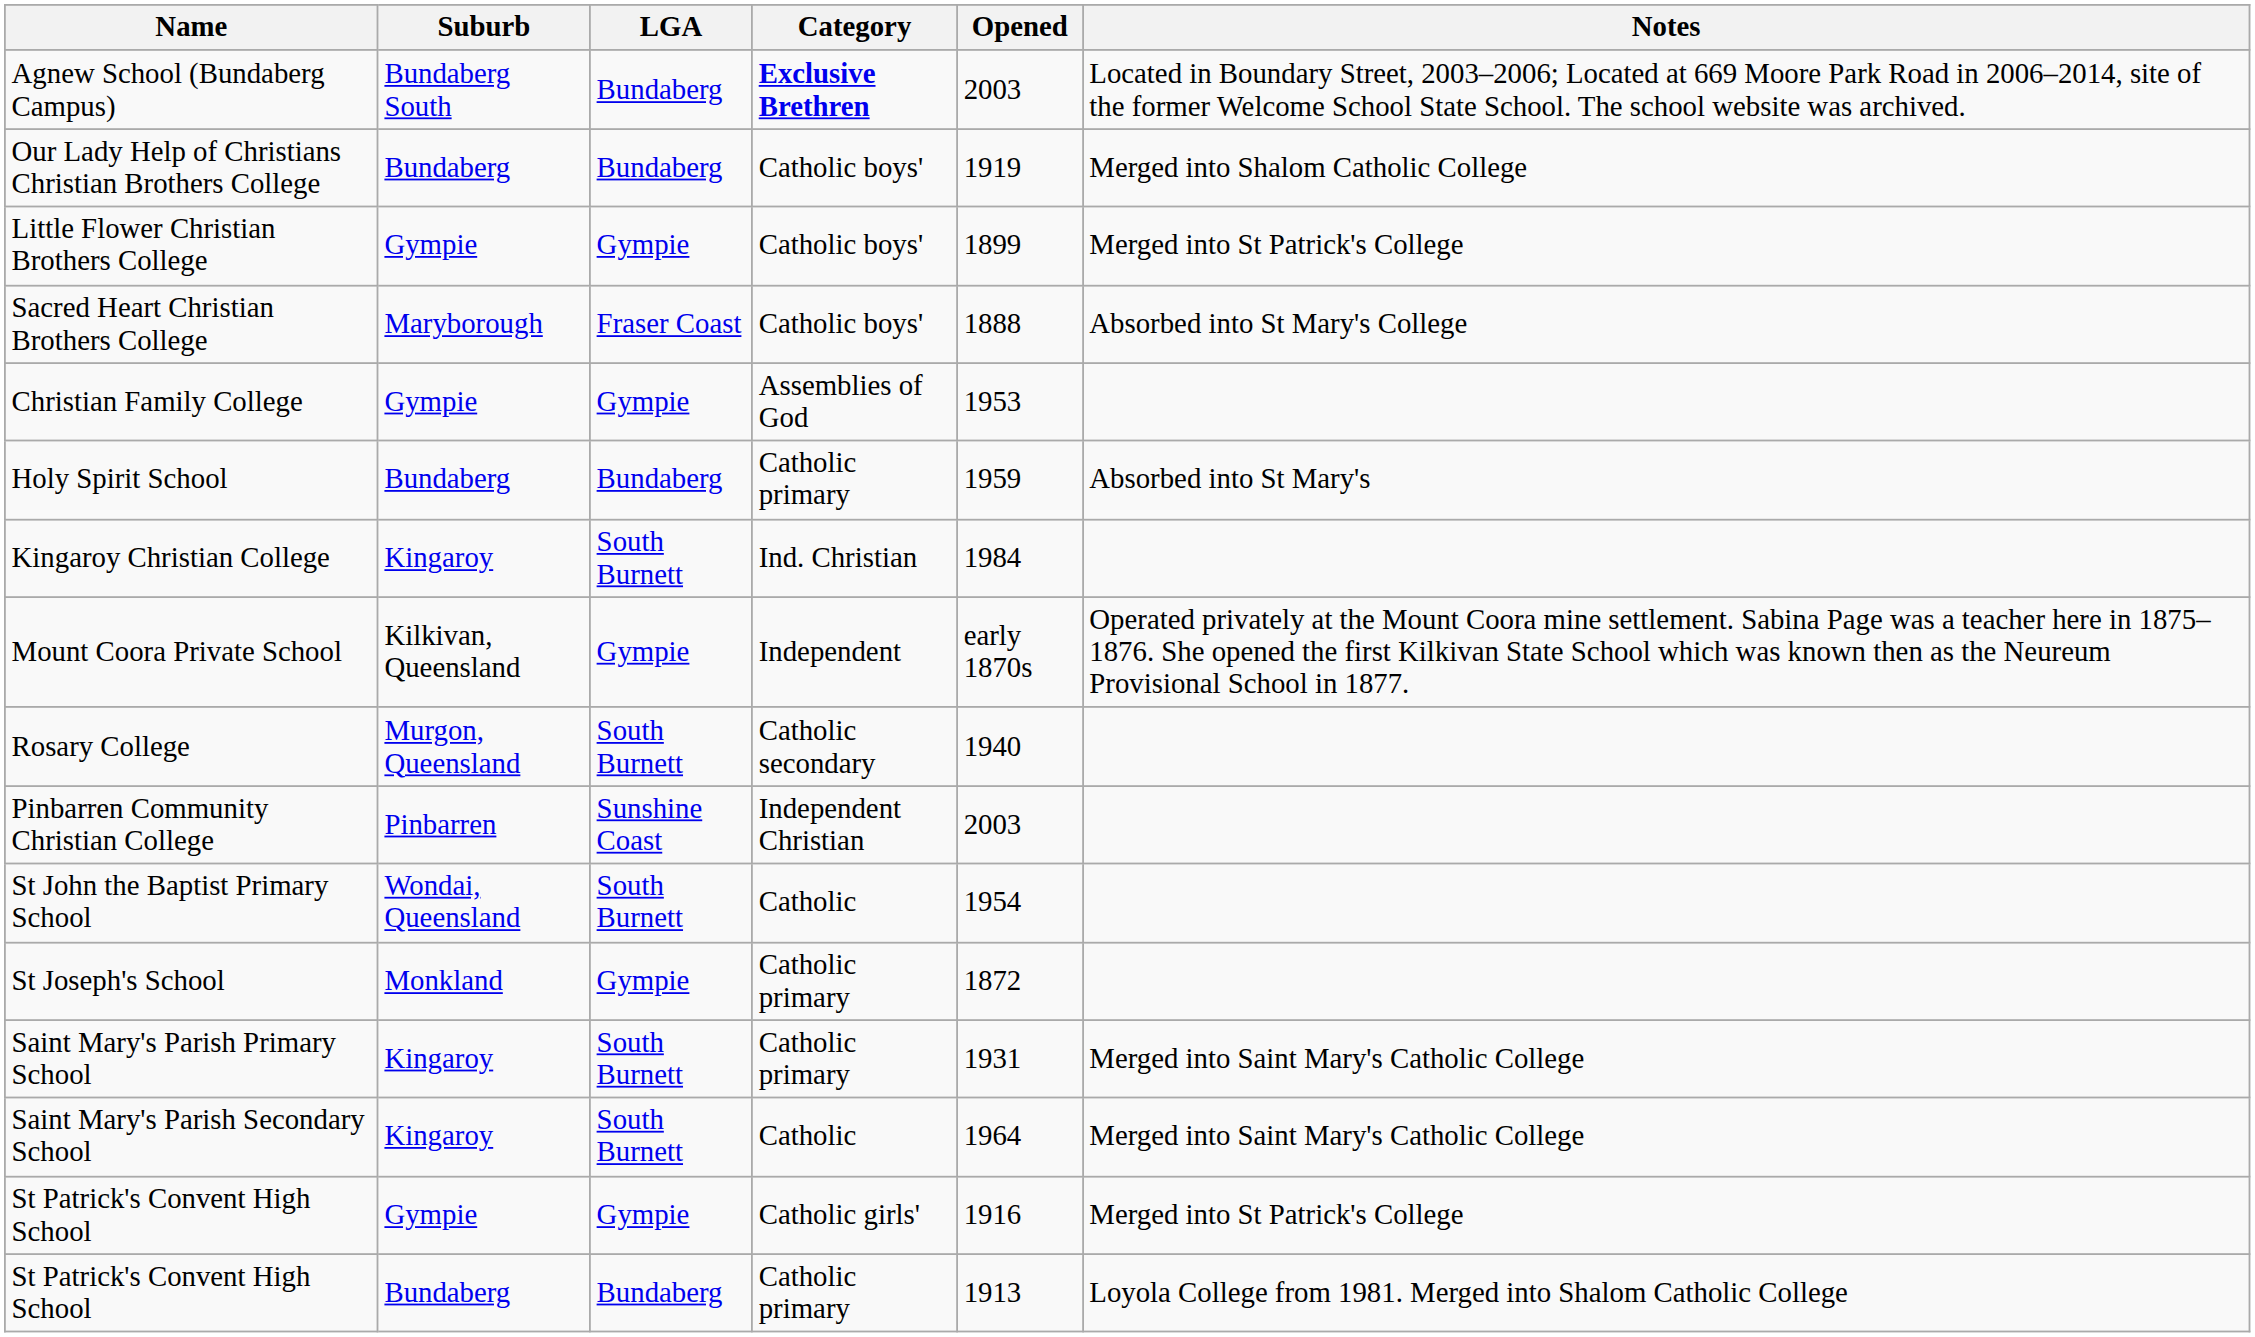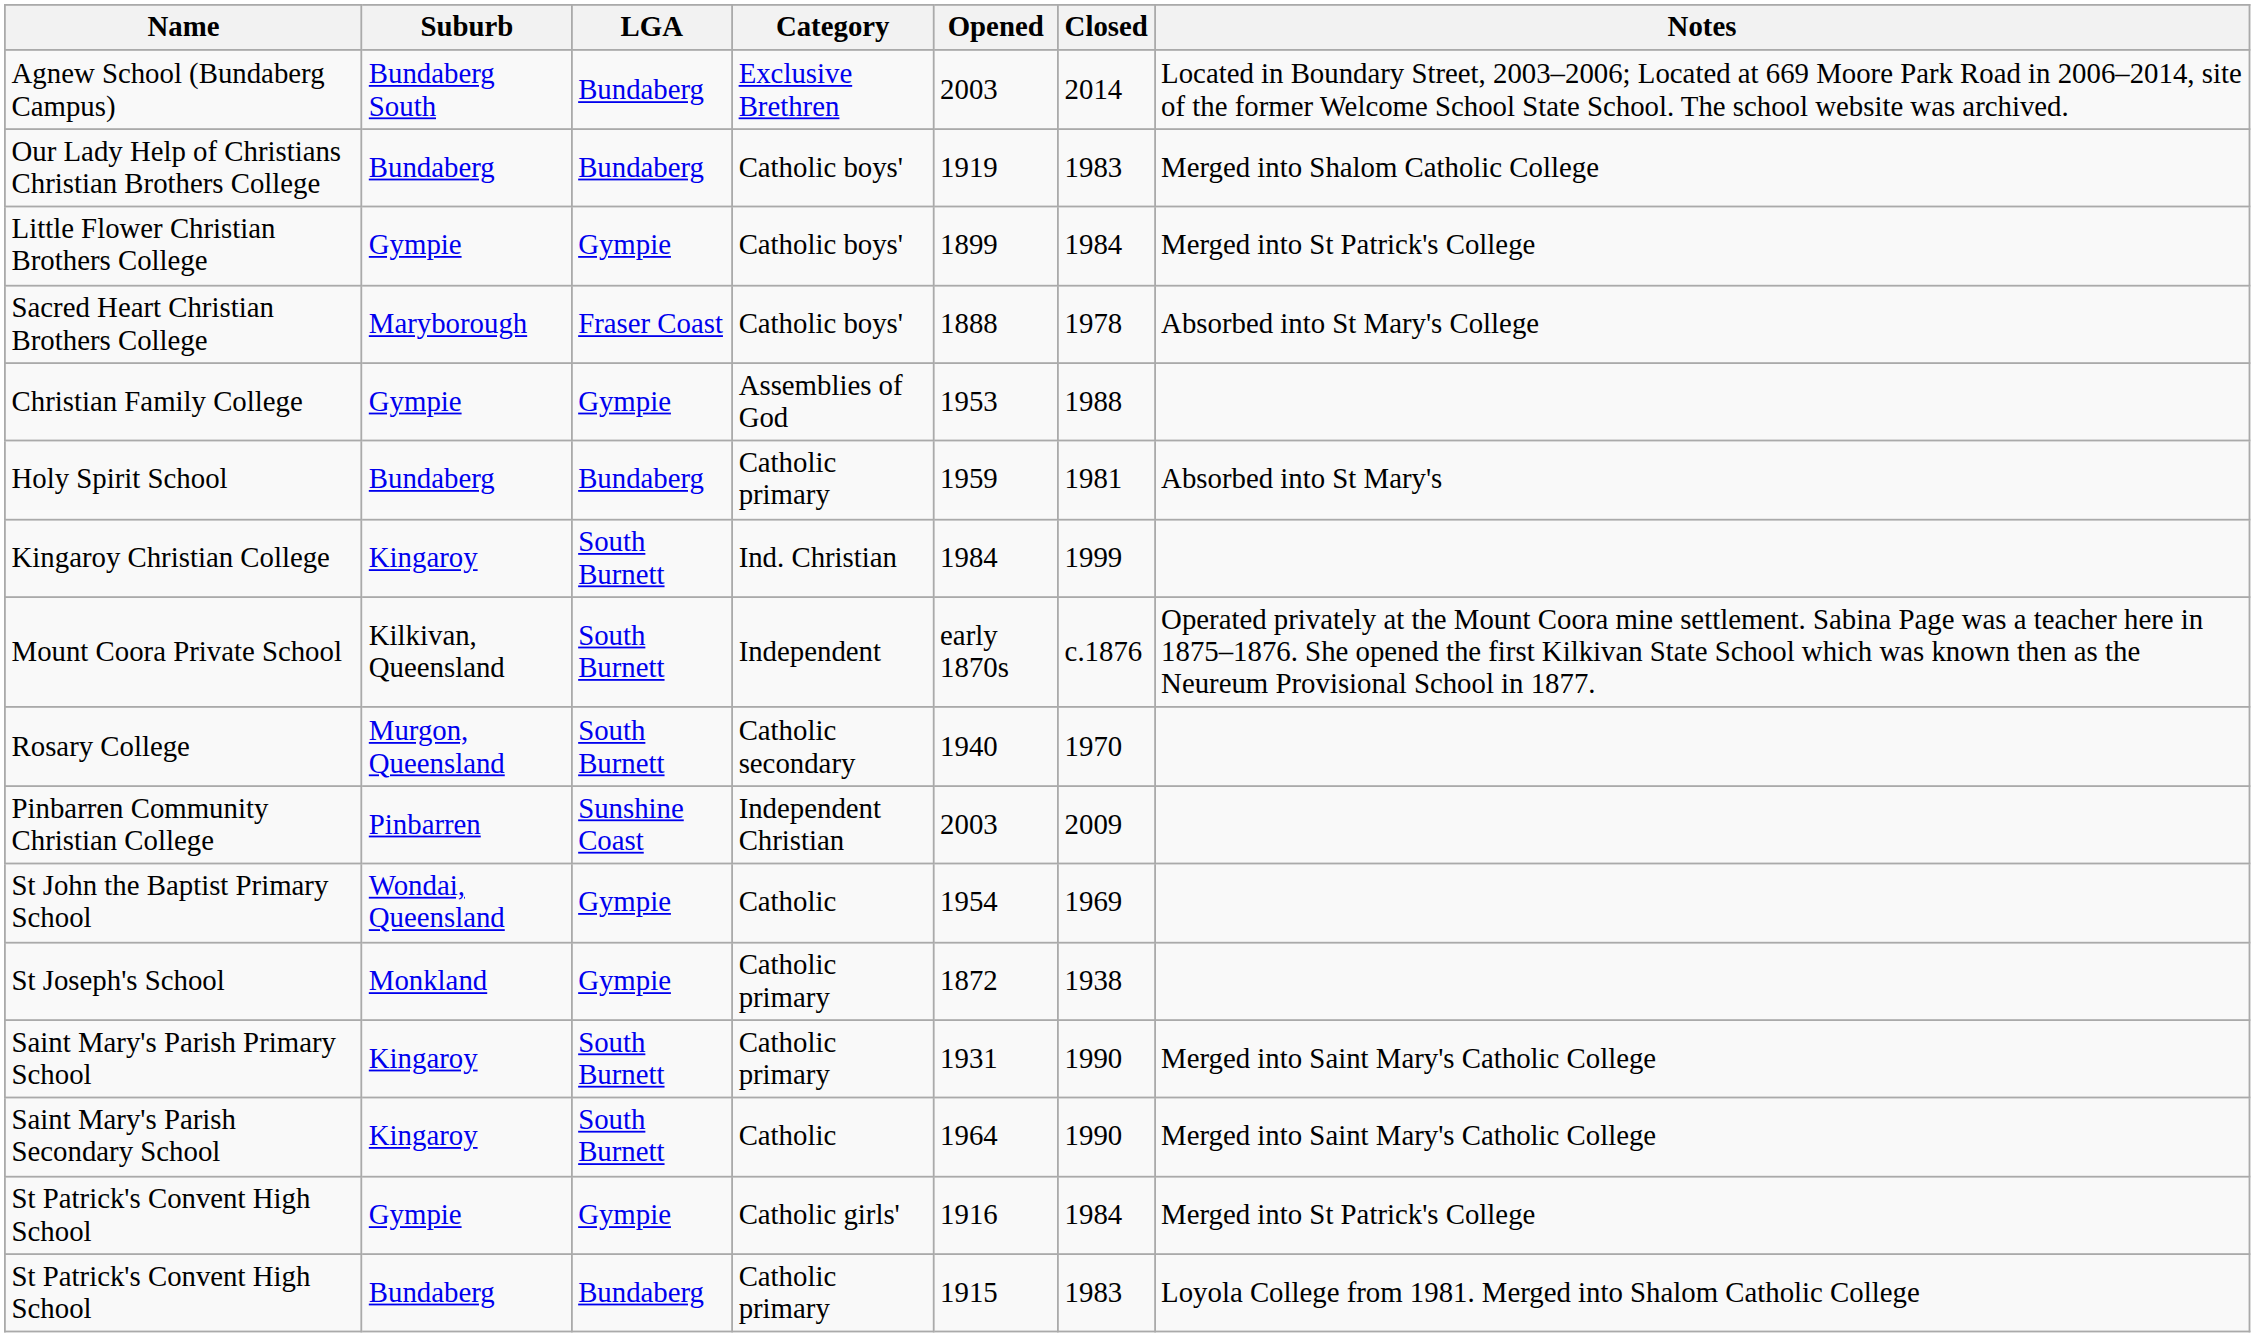+ column: (1106, 27)
(817, 89) bold -> (795, 89) normal
(643, 651) Gympie -> (621, 651) South Burnett
(640, 902) South Burnett -> (625, 902) Gympie
(992, 1292) 1913 -> (969, 1292) 1915
